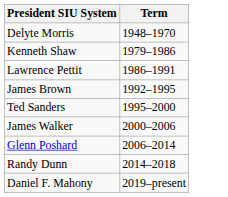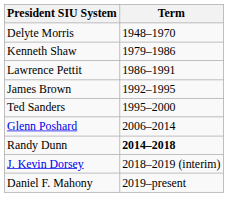- row: (40, 126)
(149, 164) normal -> (149, 145) bold
+ row: (45, 164)
